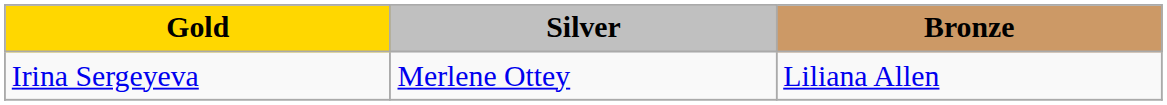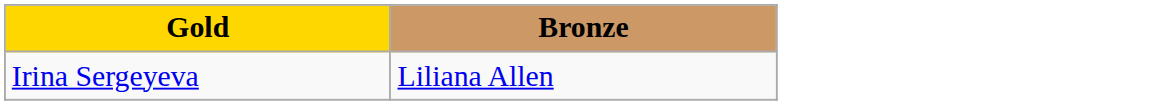- column: (584, 28)
